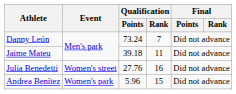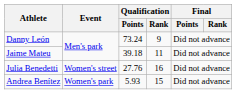(159, 39) 7 -> (159, 39) 9
(133, 82) 5.96 -> (133, 82) 5.93
